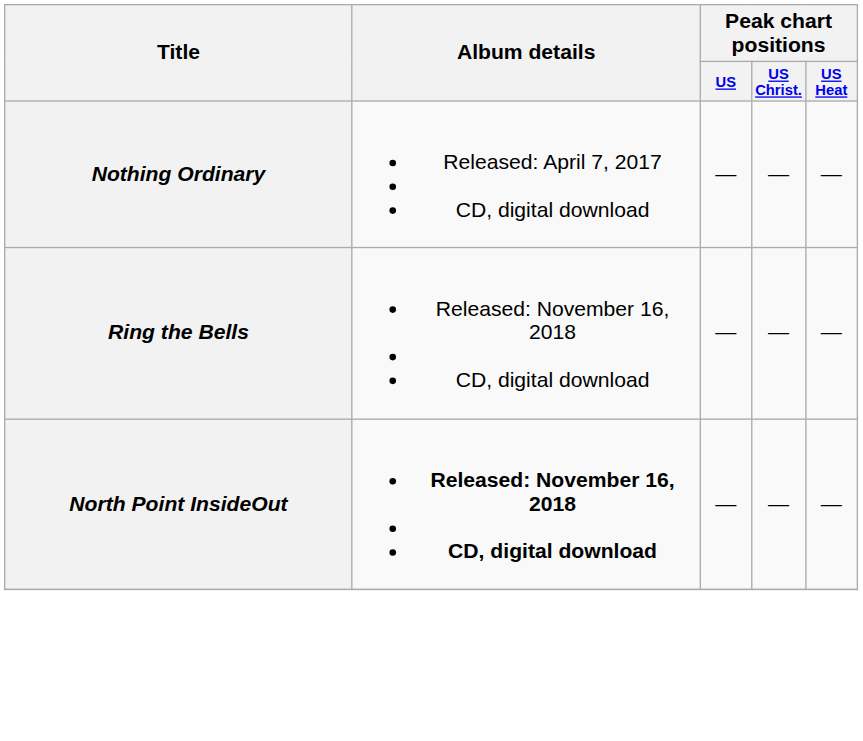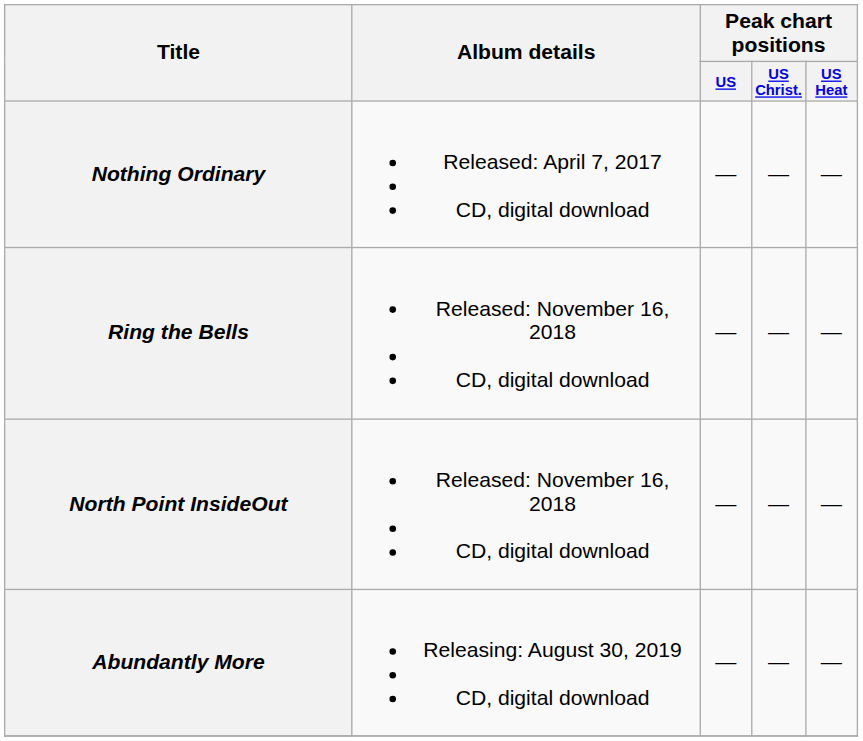(526, 516) bold -> (526, 516) normal
+ row: (178, 662)
